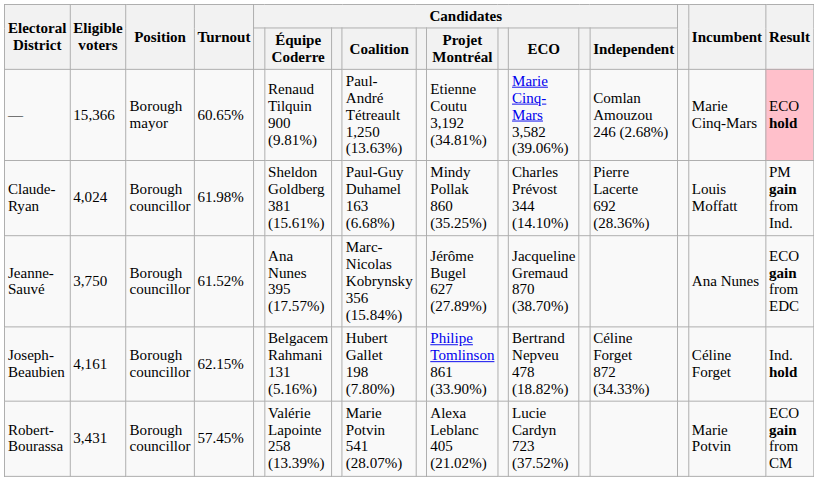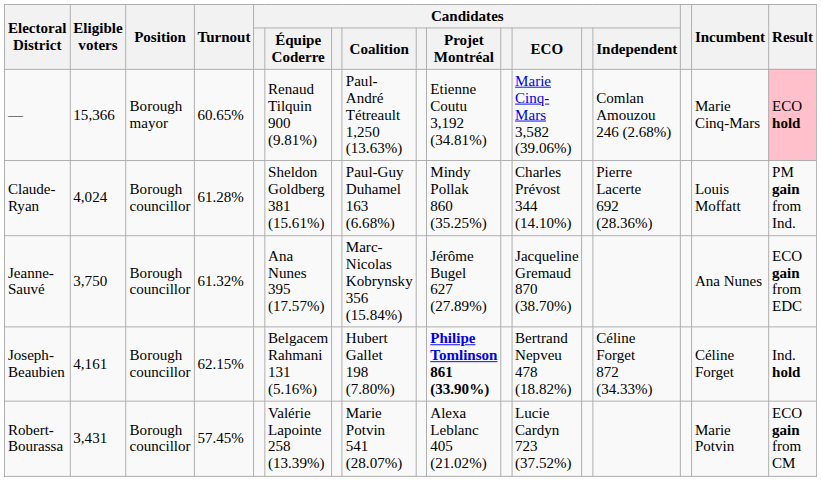(221, 197) 61.98% -> (221, 197) 61.28%
(221, 281) 61.52% -> (221, 281) 61.32%
(462, 364) normal -> (464, 364) bold
